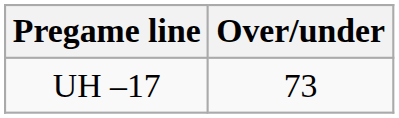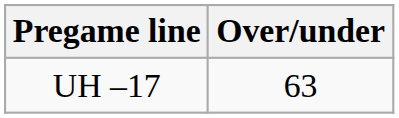(301, 84) 73 -> (301, 84) 63
